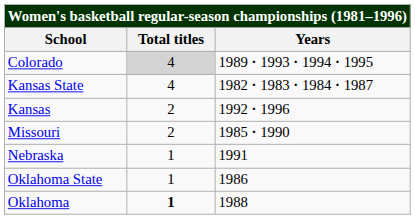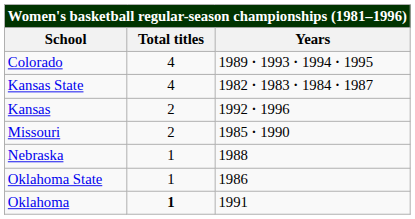(171, 62) lightgrey background -> (171, 62) no background
(233, 156) 1991 -> (233, 156) 1988
(233, 202) 1988 -> (233, 202) 1991
